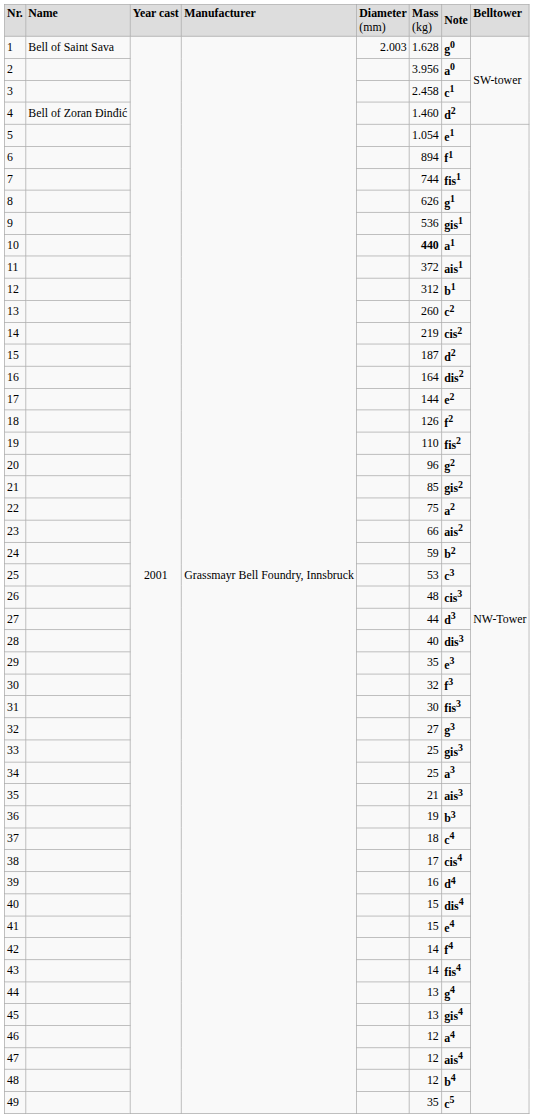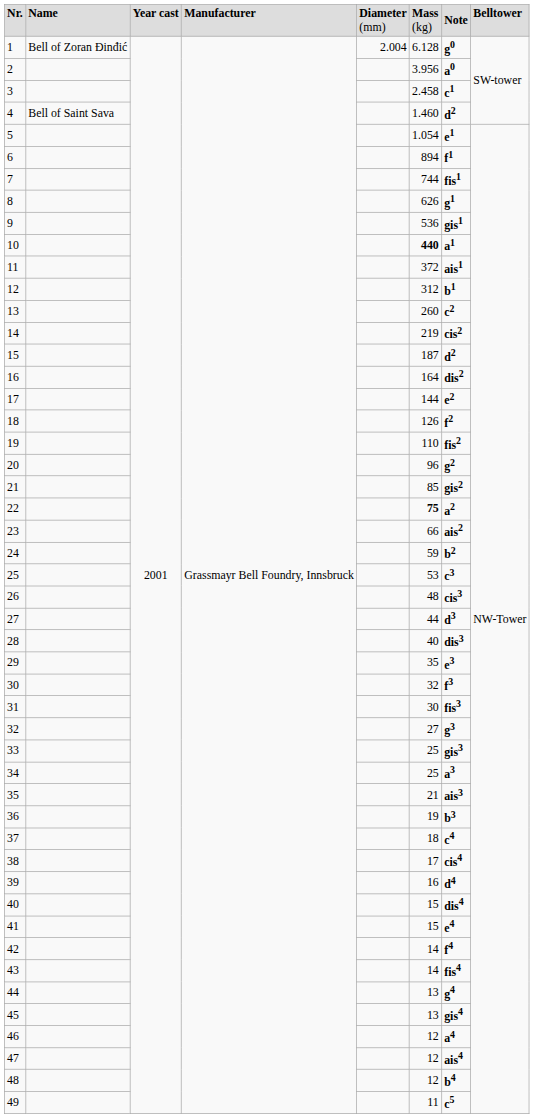(71, 47) Bell of Saint Sava -> (78, 47) Bell of Zoran Đinđić
(393, 47) 2.003 -> (393, 47) 2.004
(425, 47) 1.628 -> (425, 47) 6.128
(78, 113) Bell of Zoran Đinđić -> (71, 113) Bell of Saint Sava
(433, 509) normal -> (433, 509) bold
(433, 1102) 35 -> (433, 1102) 11
